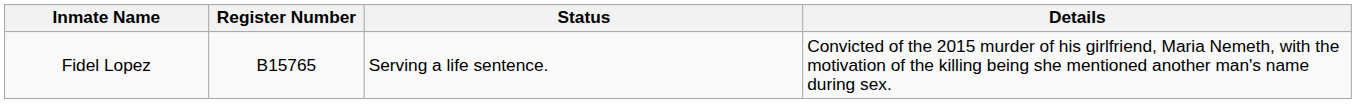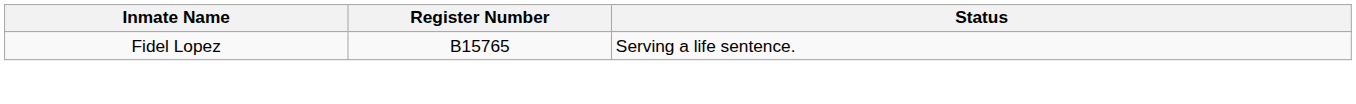- column: (1077, 18)
